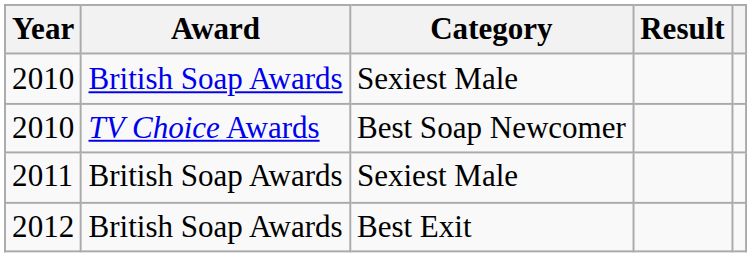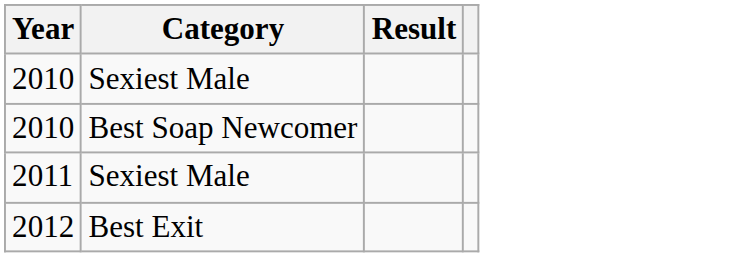- column: (216, 29)
